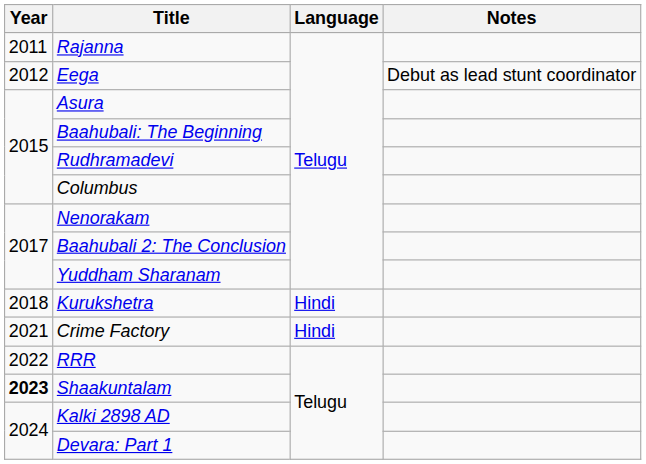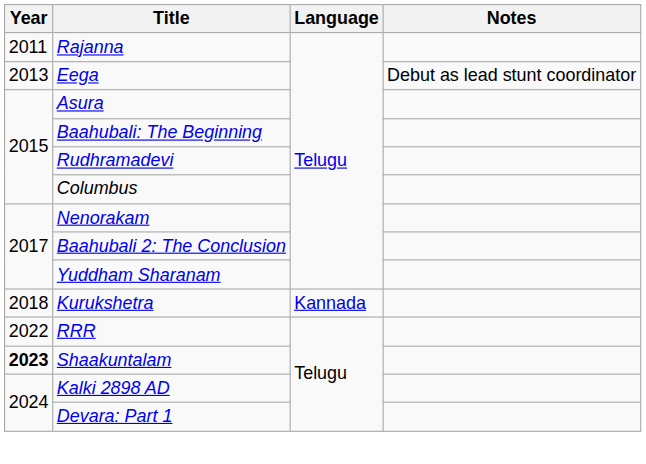(29, 75) 2012 -> (29, 75) 2013
(315, 302) Hindi -> (330, 302) Kannada
- row: (113, 331)
